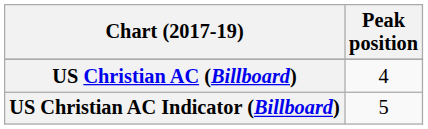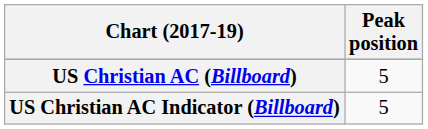(384, 75) 4 -> (384, 75) 5
